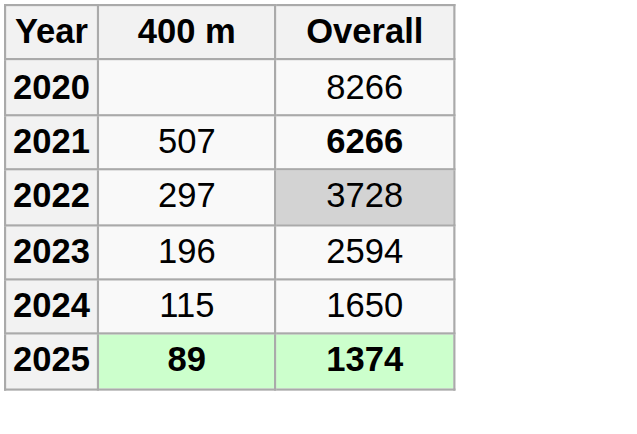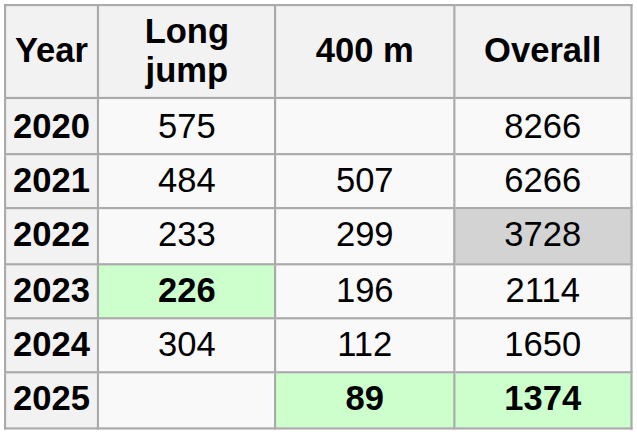+ column: (187, 51)
(365, 141) bold -> (543, 180) normal
(187, 196) 297 -> (365, 235) 299
(365, 251) 2594 -> (543, 290) 2114
(187, 305) 115 -> (365, 344) 112
